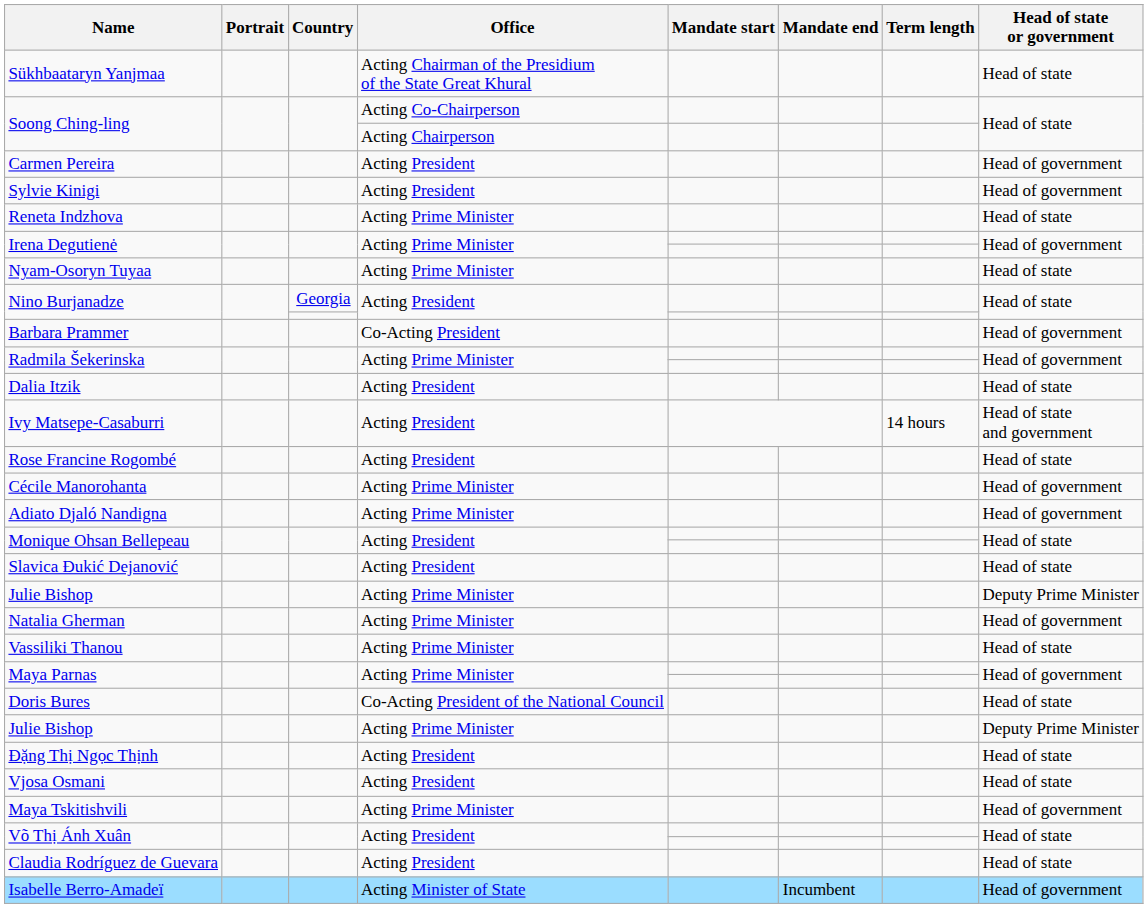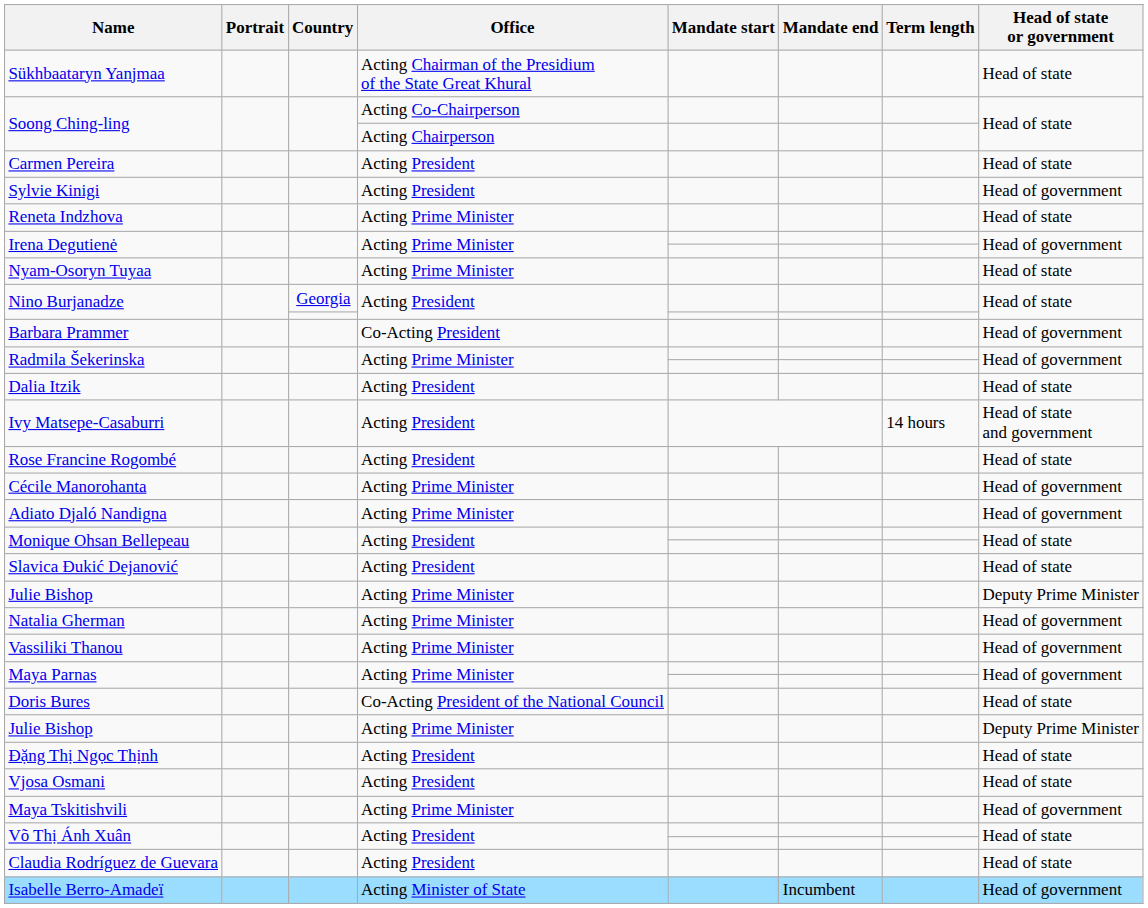(1052, 163) Head of government -> (1027, 163) Head of state
(1027, 647) Head of state -> (1052, 647) Head of government
